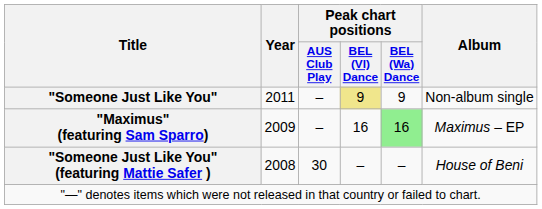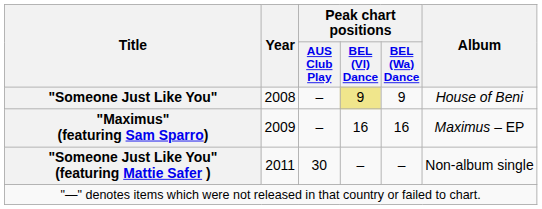(280, 98) 2011 -> (280, 98) 2008
(479, 98) Non-album single -> (479, 98) House of Beni
(402, 127) lightgreen background -> (402, 127) no background
(280, 165) 2008 -> (280, 165) 2011
(479, 165) House of Beni -> (479, 165) Non-album single
